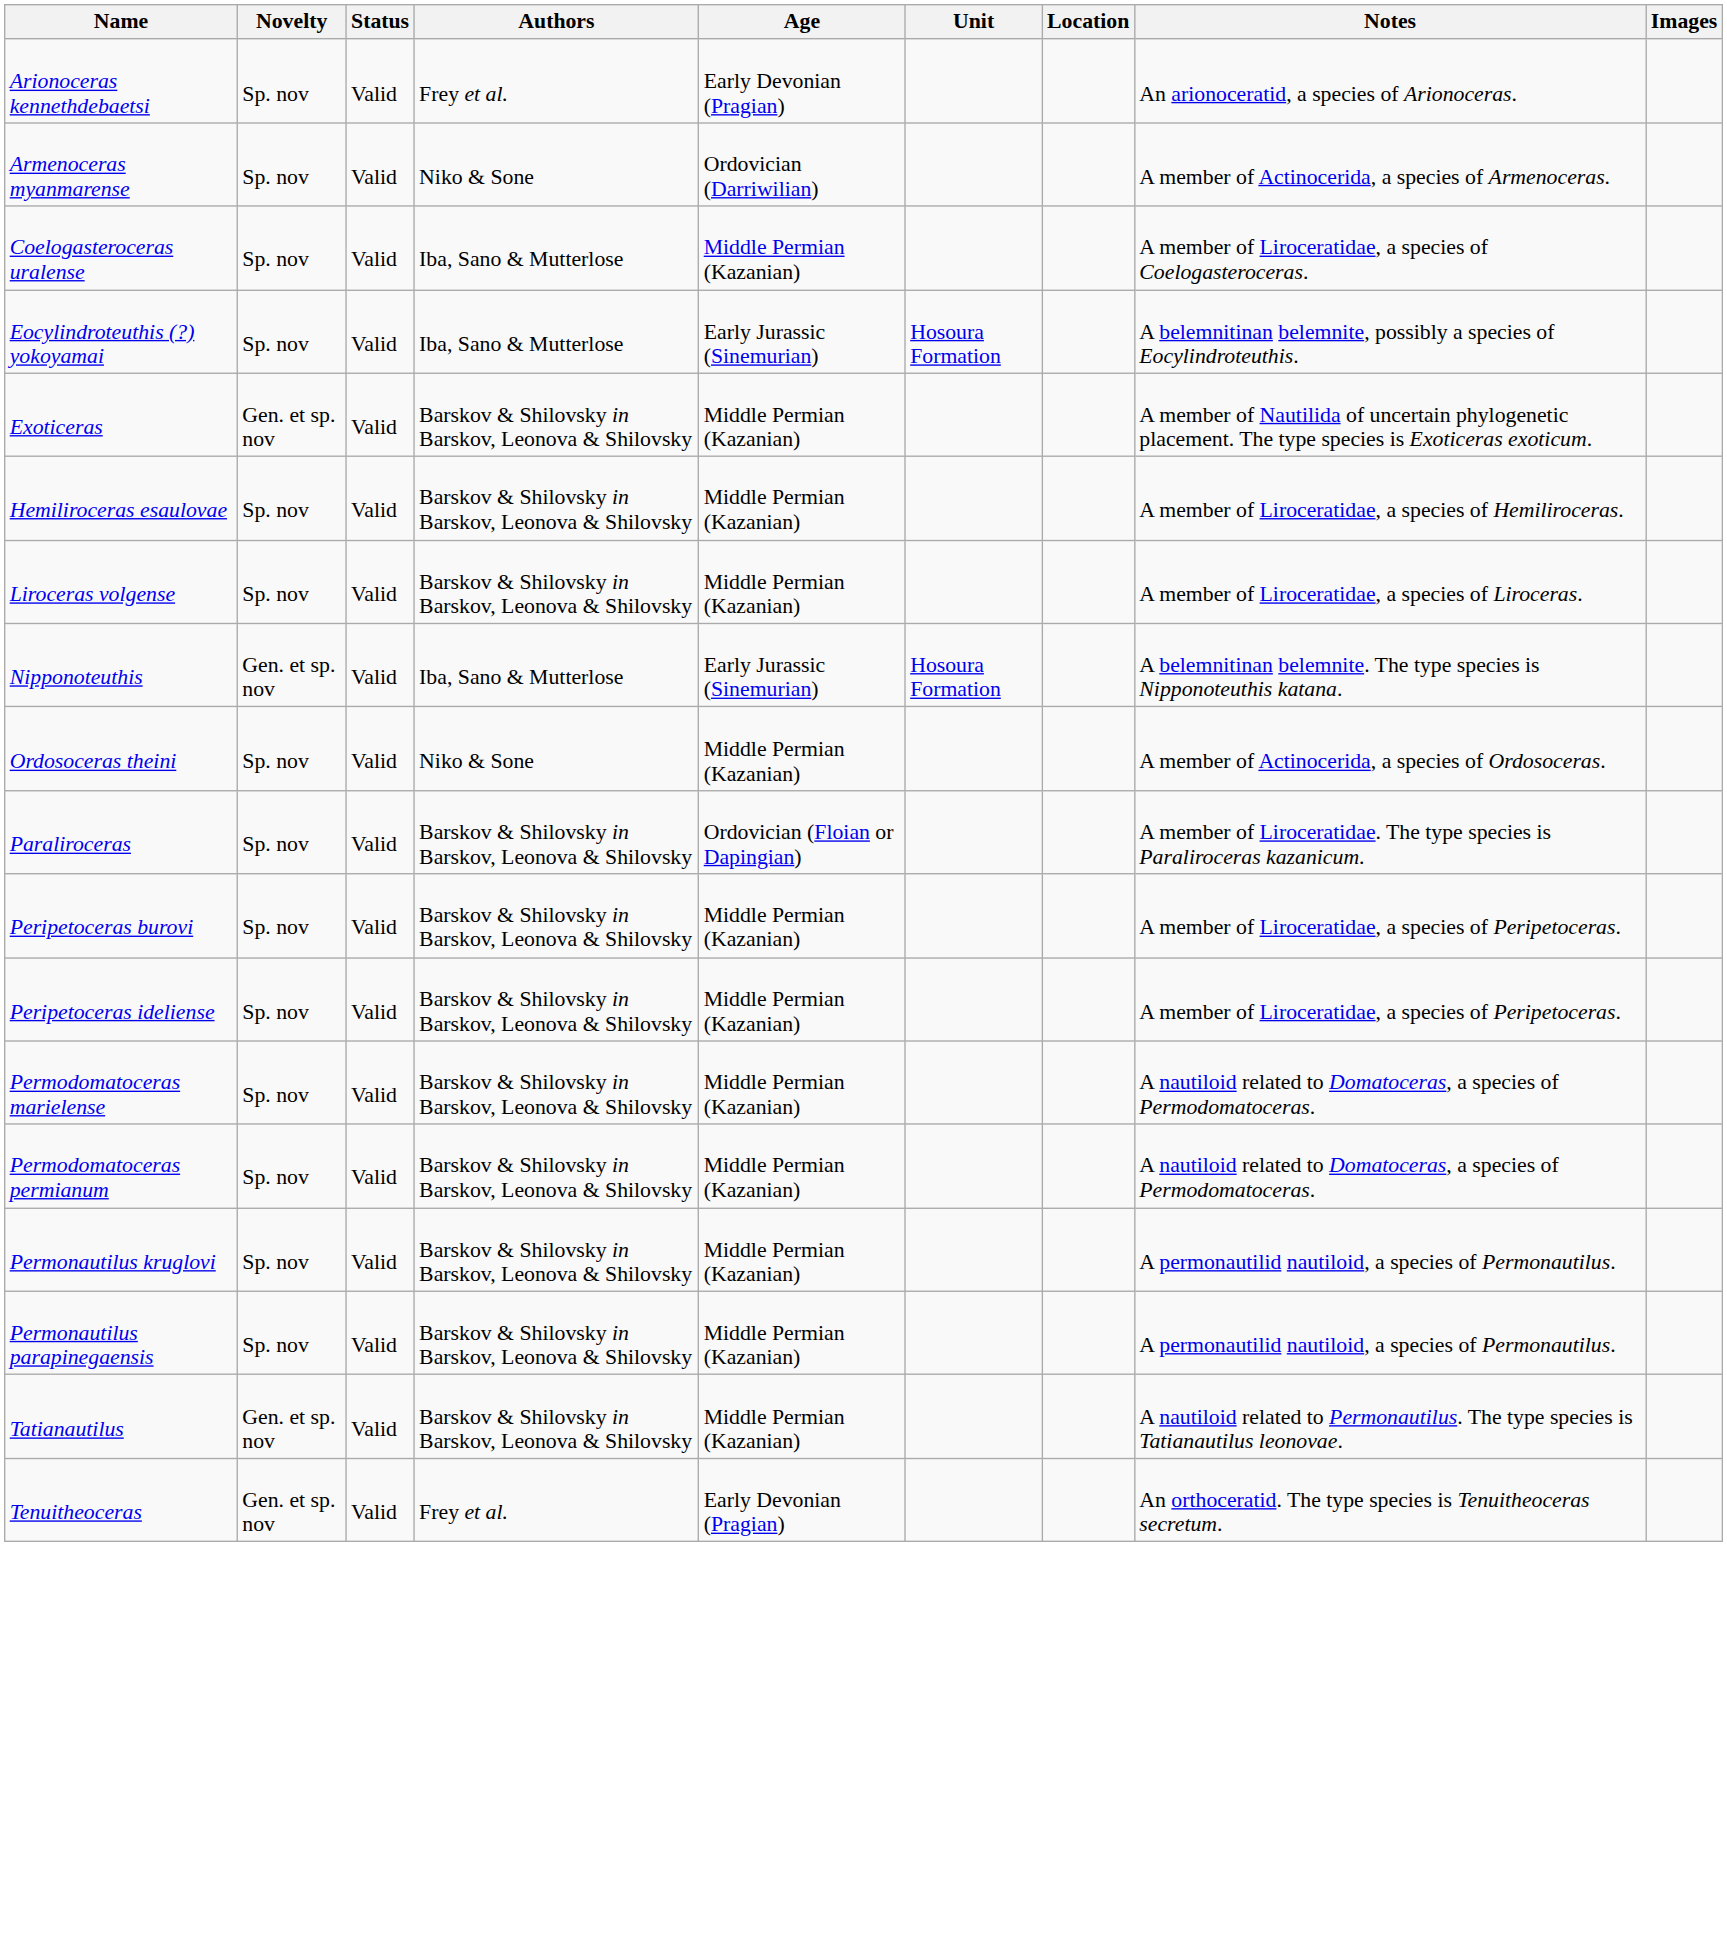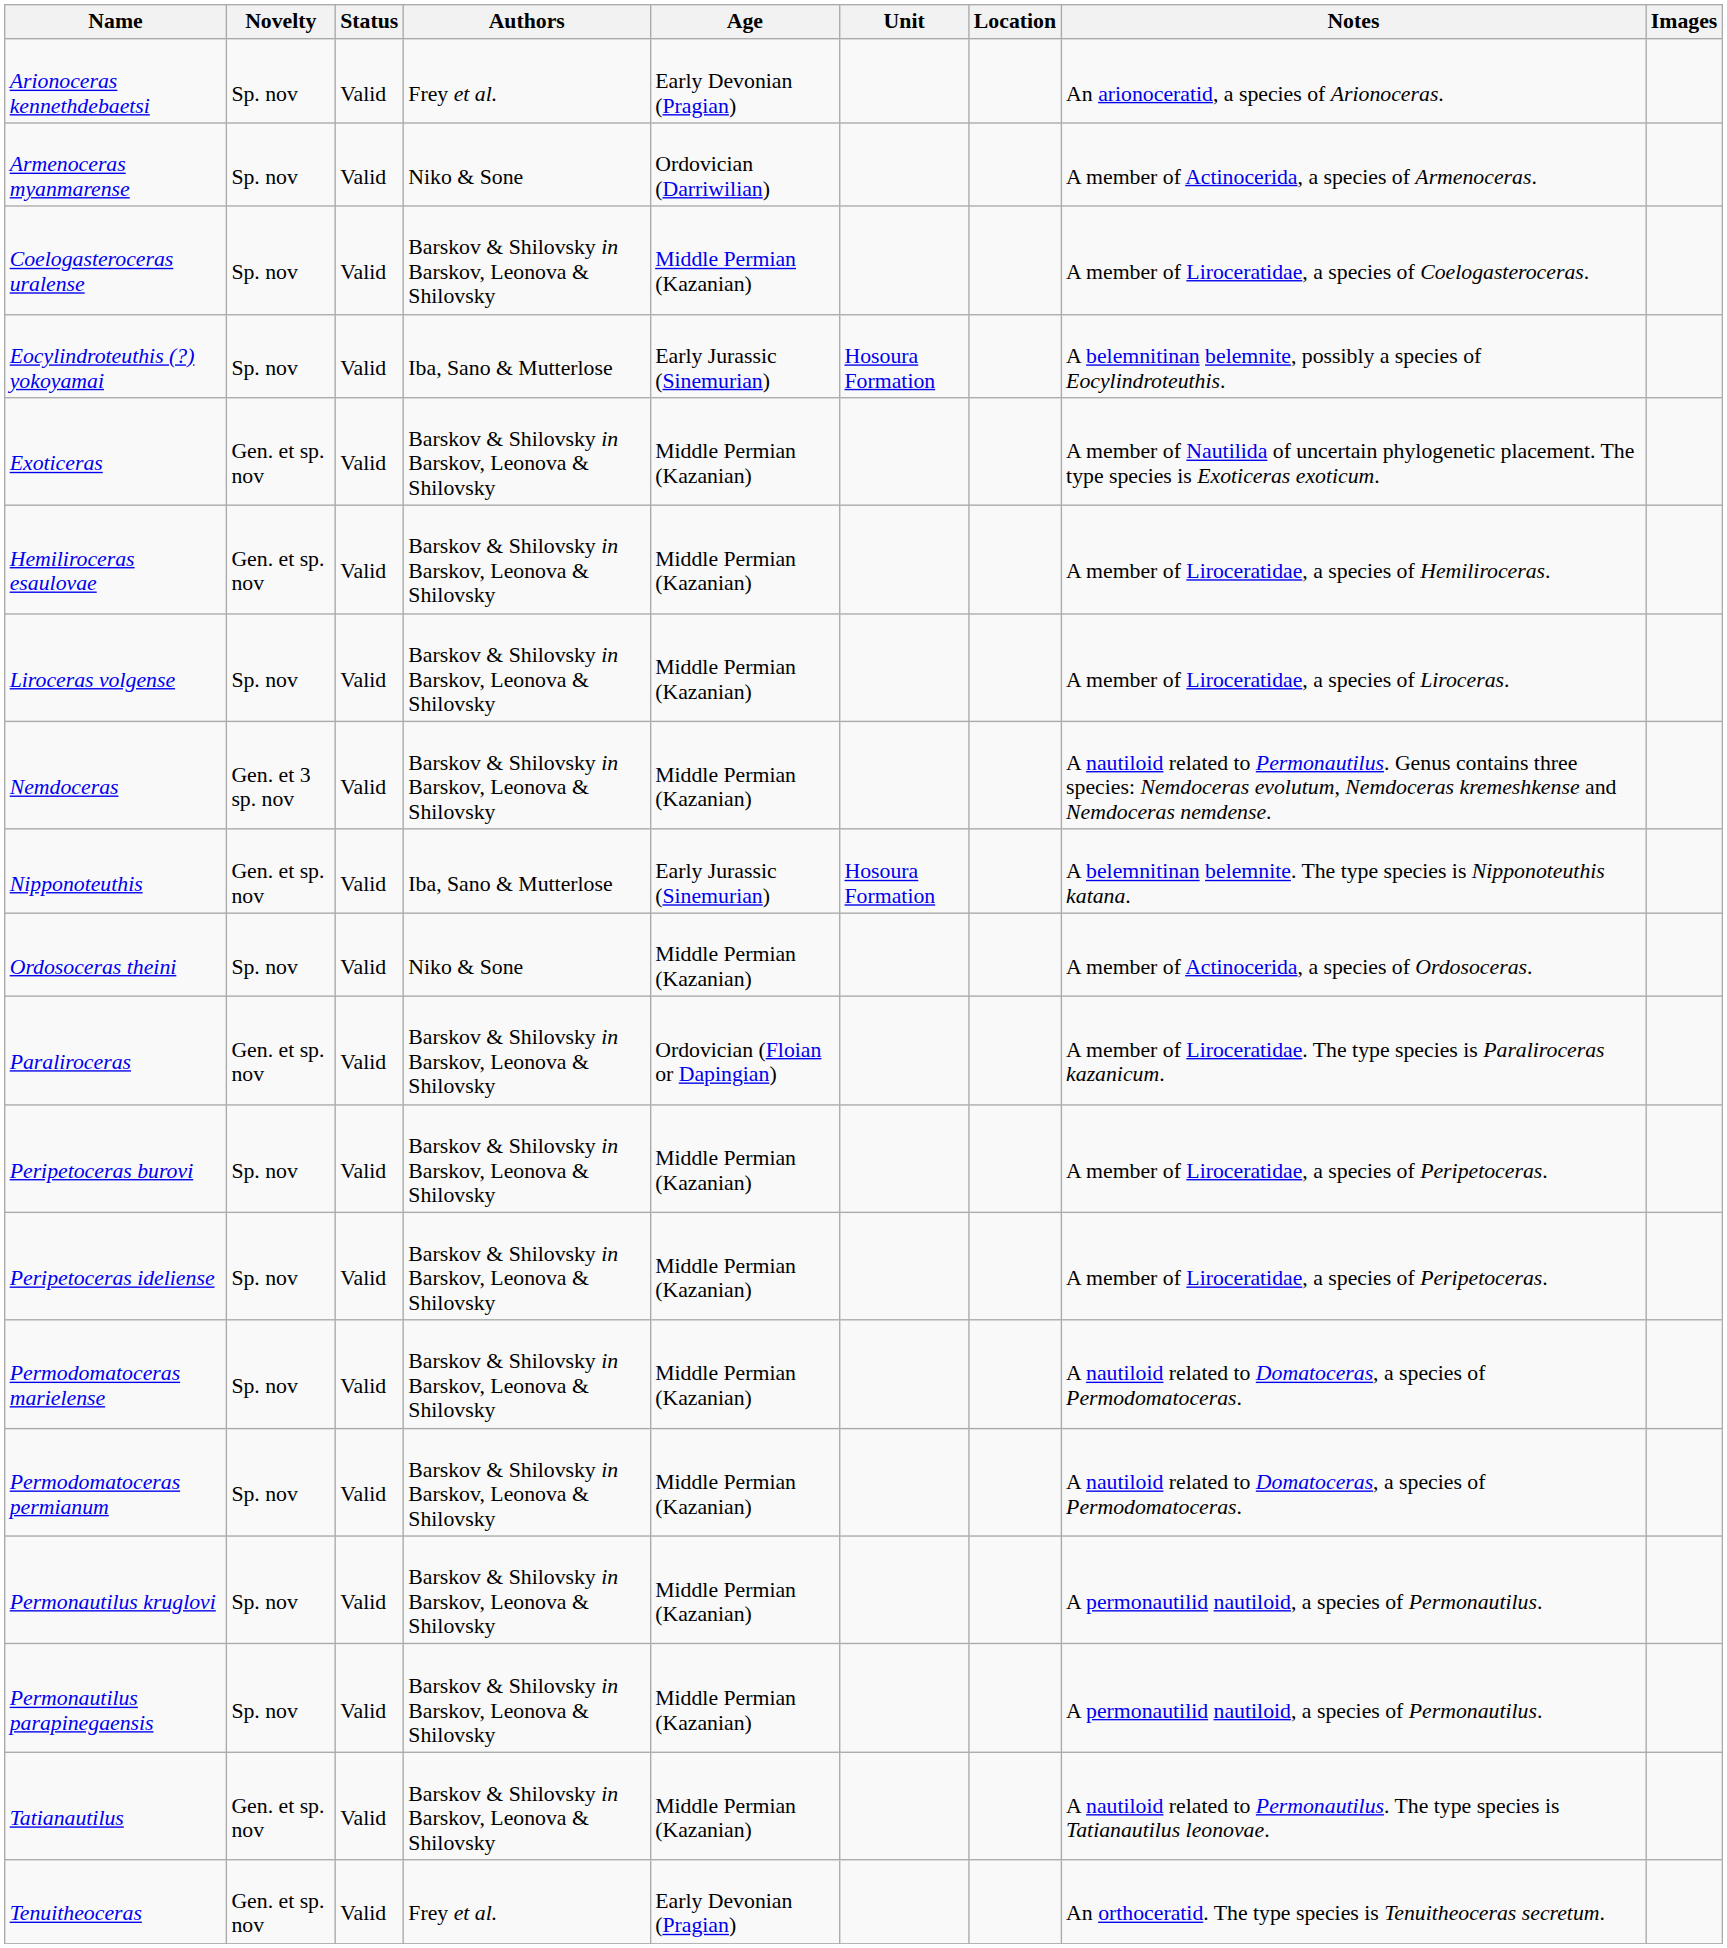(521, 259) Iba, Sano & Mutterlose -> (513, 272) Barskov & Shilovsky in Barskov, Leonova & Shilovsky
(276, 510) Sp. nov -> (278, 571) Gen. et sp. nov
+ row: (64, 787)
(276, 844) Sp. nov -> (278, 1062) Gen. et sp. nov
